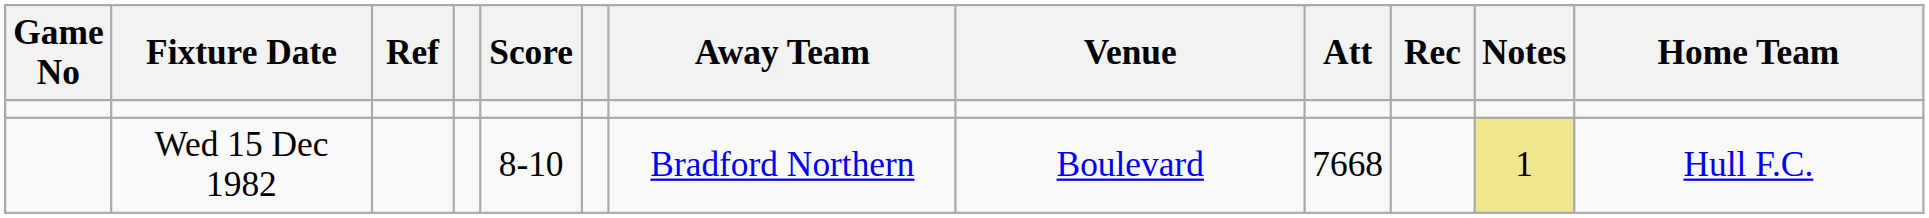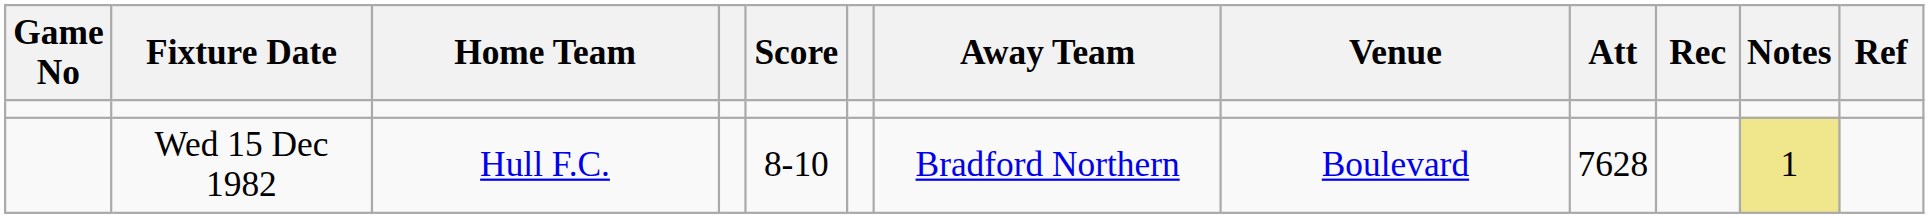columns swapped: (1748, 52) <-> (412, 52)
(1348, 164) 7668 -> (1613, 164) 7628
